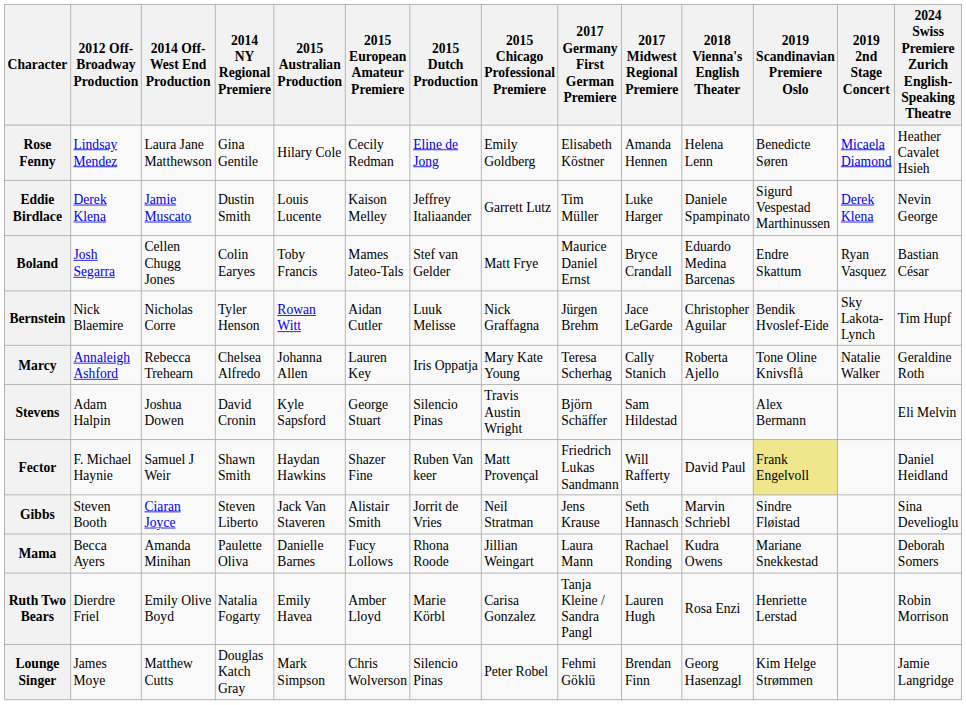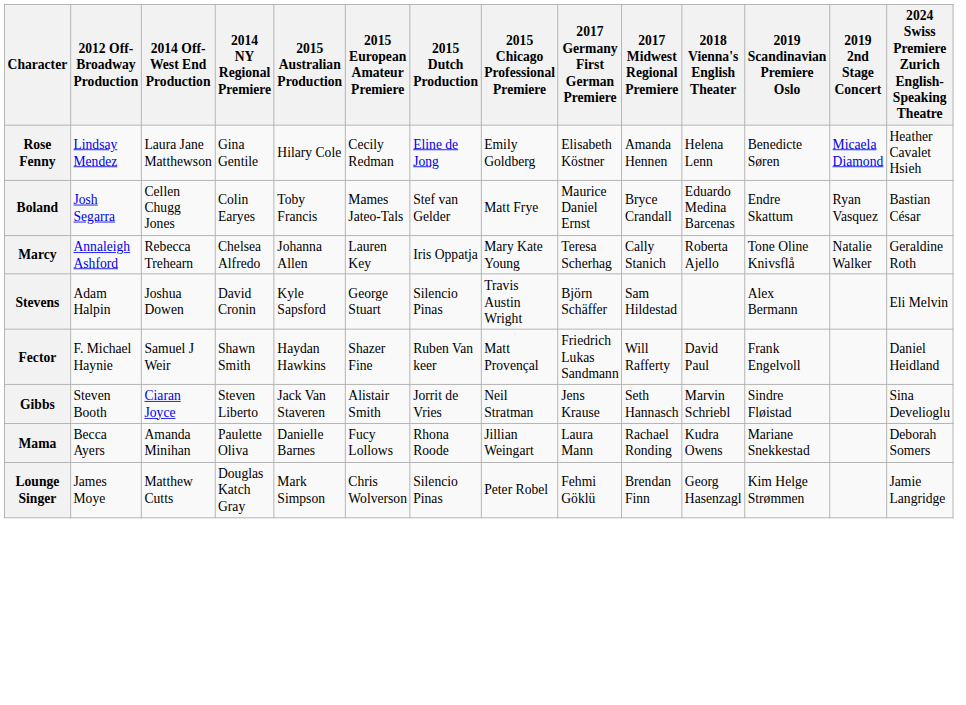- row: (37, 208)
- row: (37, 318)
(783, 467) khaki background -> (774, 357) no background
- row: (37, 608)
